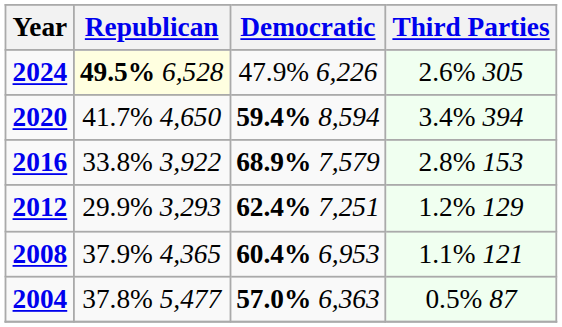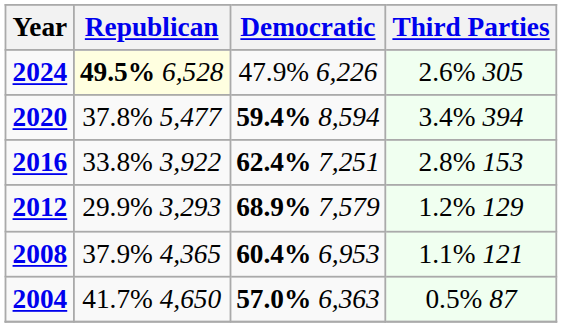(152, 117) 41.7% 4,650 -> (152, 117) 37.8% 5,477
(308, 162) 68.9% 7,579 -> (308, 162) 62.4% 7,251
(308, 207) 62.4% 7,251 -> (308, 207) 68.9% 7,579
(152, 298) 37.8% 5,477 -> (152, 298) 41.7% 4,650
